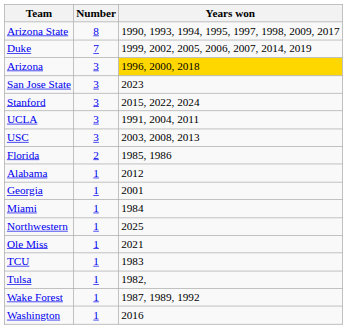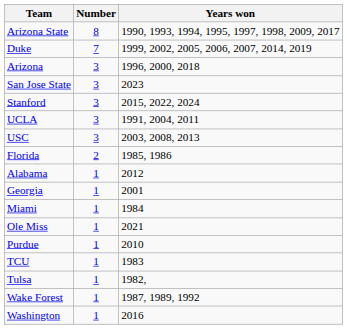(160, 66) gold background -> (160, 66) no background
- row: (37, 226)
+ row: (23, 244)
